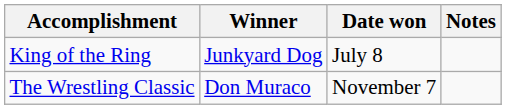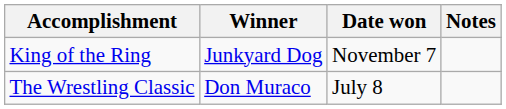(357, 54) July 8 -> (384, 54) November 7
(384, 87) November 7 -> (357, 87) July 8
